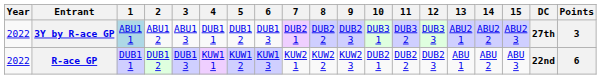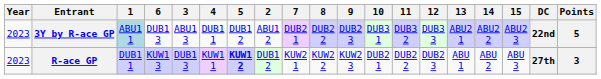columns swapped: (158, 12) <-> (268, 12)
(18, 34) 2022 -> (18, 34) 2023
(543, 34) 27th -> (543, 34) 22nd
(577, 34) 3 -> (577, 34) 5
(18, 61) 2022 -> (18, 61) 2023
(241, 61) normal -> (241, 61) bold
(543, 61) 22nd -> (543, 61) 27th
(577, 61) 6 -> (577, 61) 3
